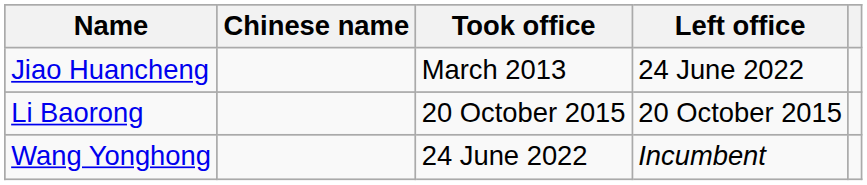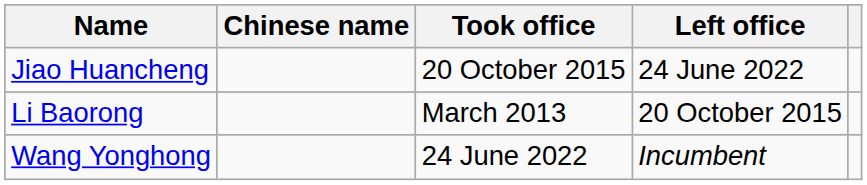(494, 69) March 2013 -> (524, 69) 20 October 2015
(524, 112) 20 October 2015 -> (494, 112) March 2013
